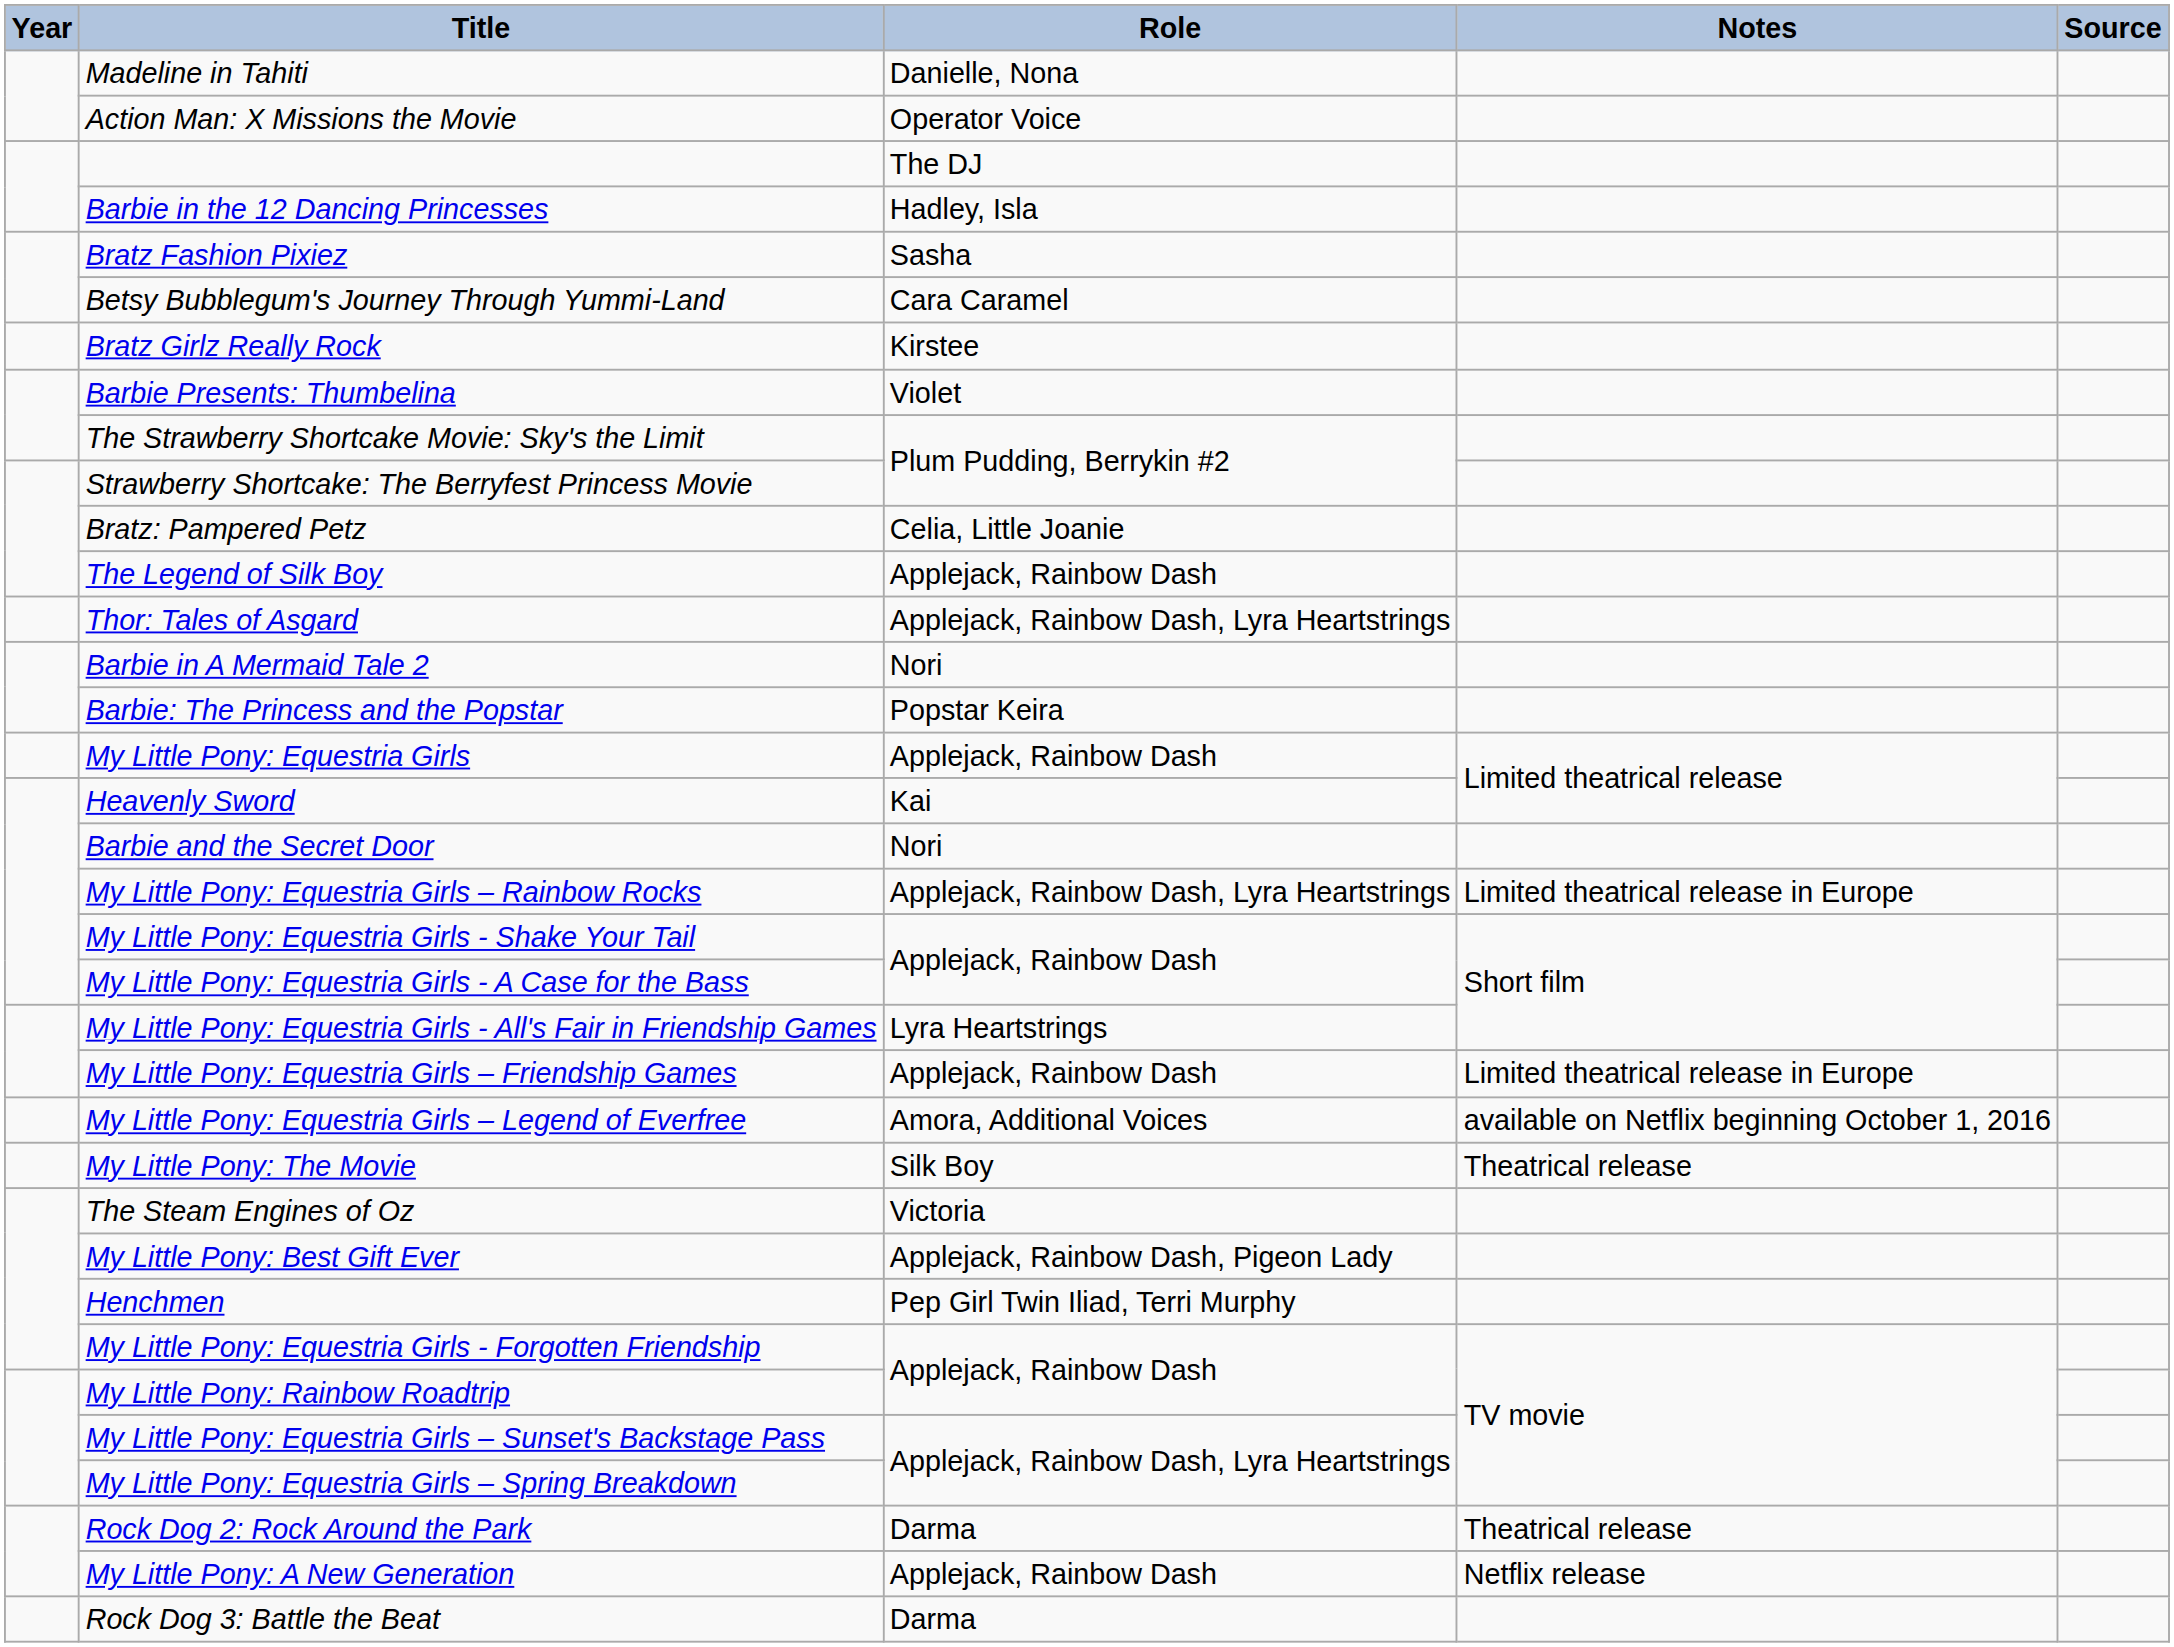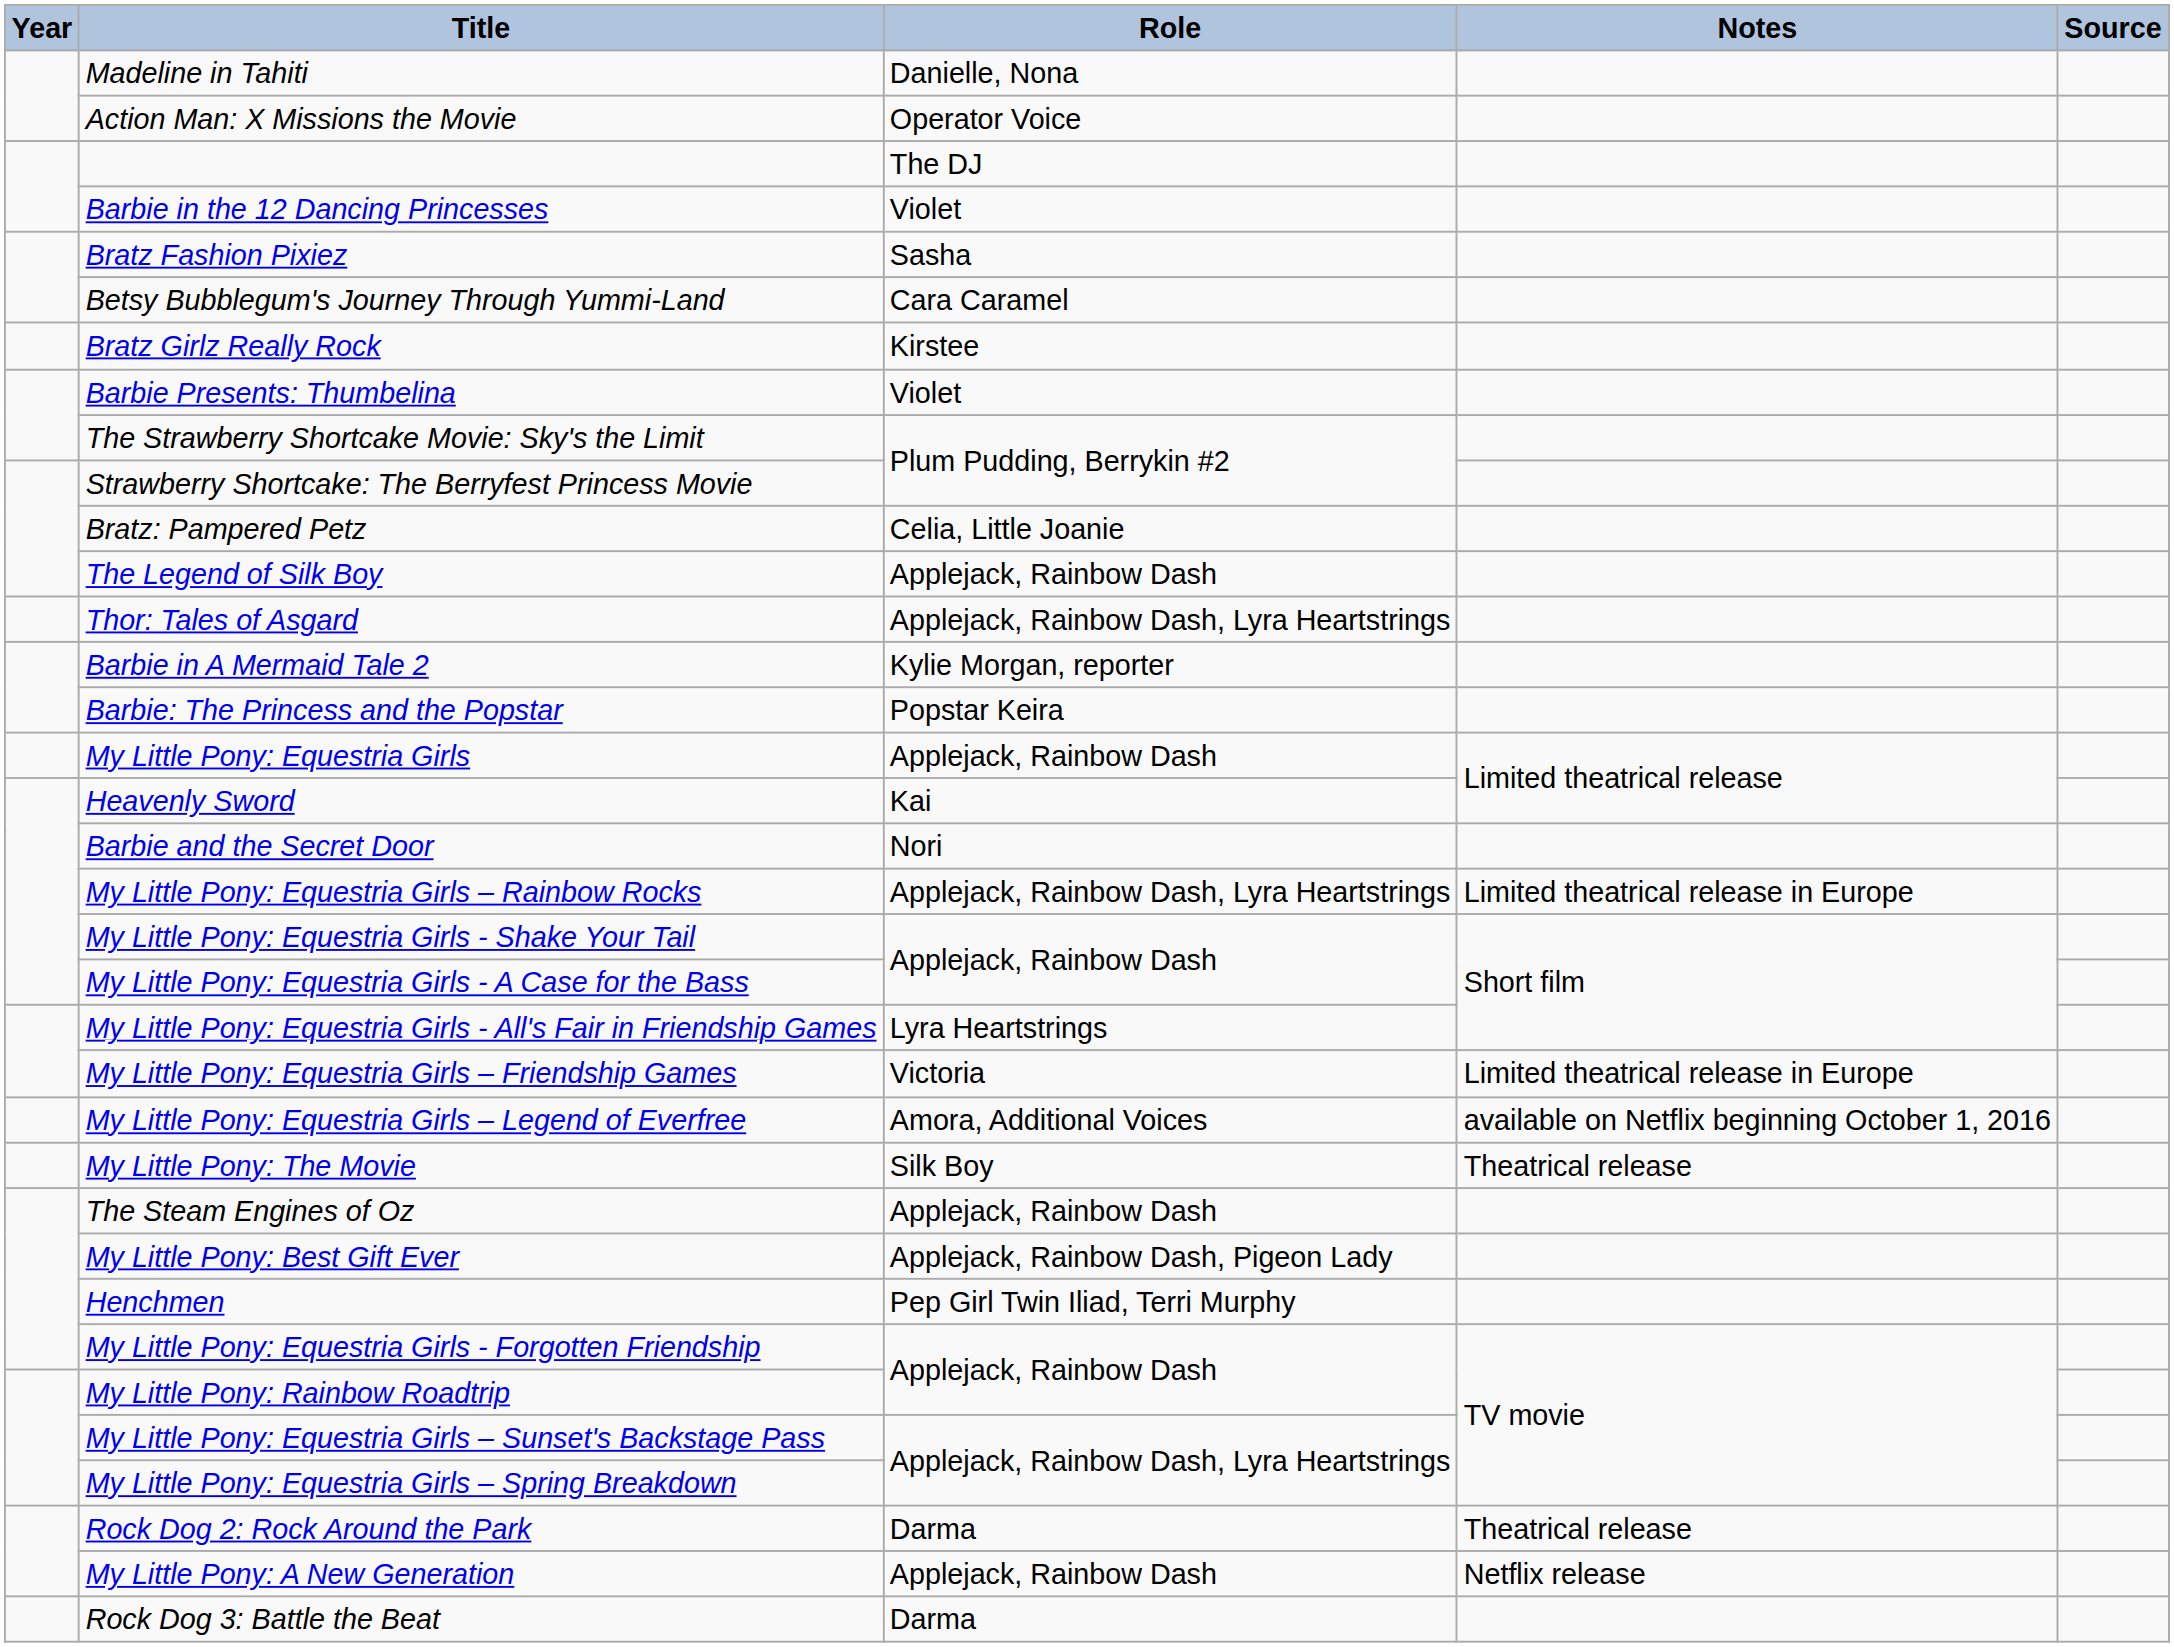(964, 210) Hadley, Isla -> (925, 210) Violet
(916, 665) Nori -> (1032, 665) Kylie Morgan, reporter
(1053, 1074) Applejack, Rainbow Dash -> (937, 1074) Victoria
(937, 1210) Victoria -> (1053, 1210) Applejack, Rainbow Dash
